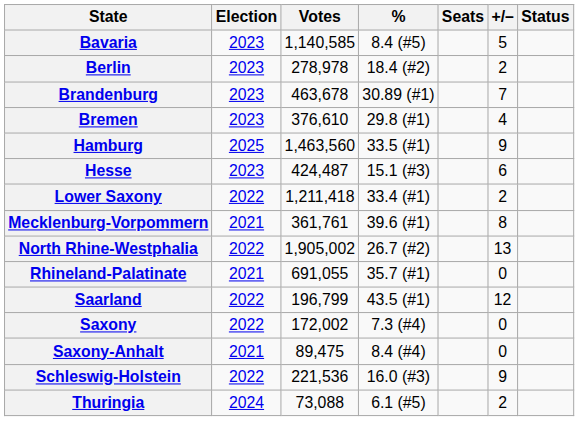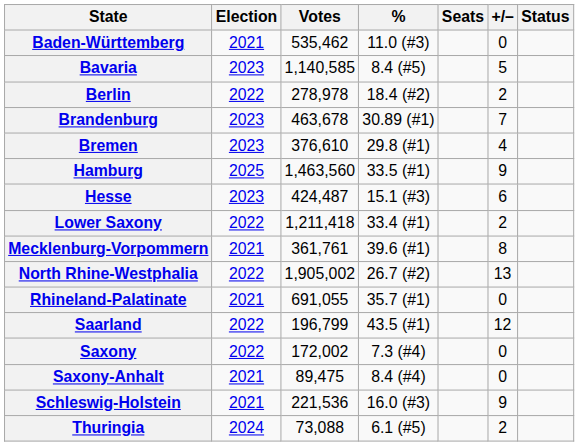+ row: (108, 42)
(246, 68) 2023 -> (246, 93) 2022
(246, 376) 2022 -> (246, 402) 2021
